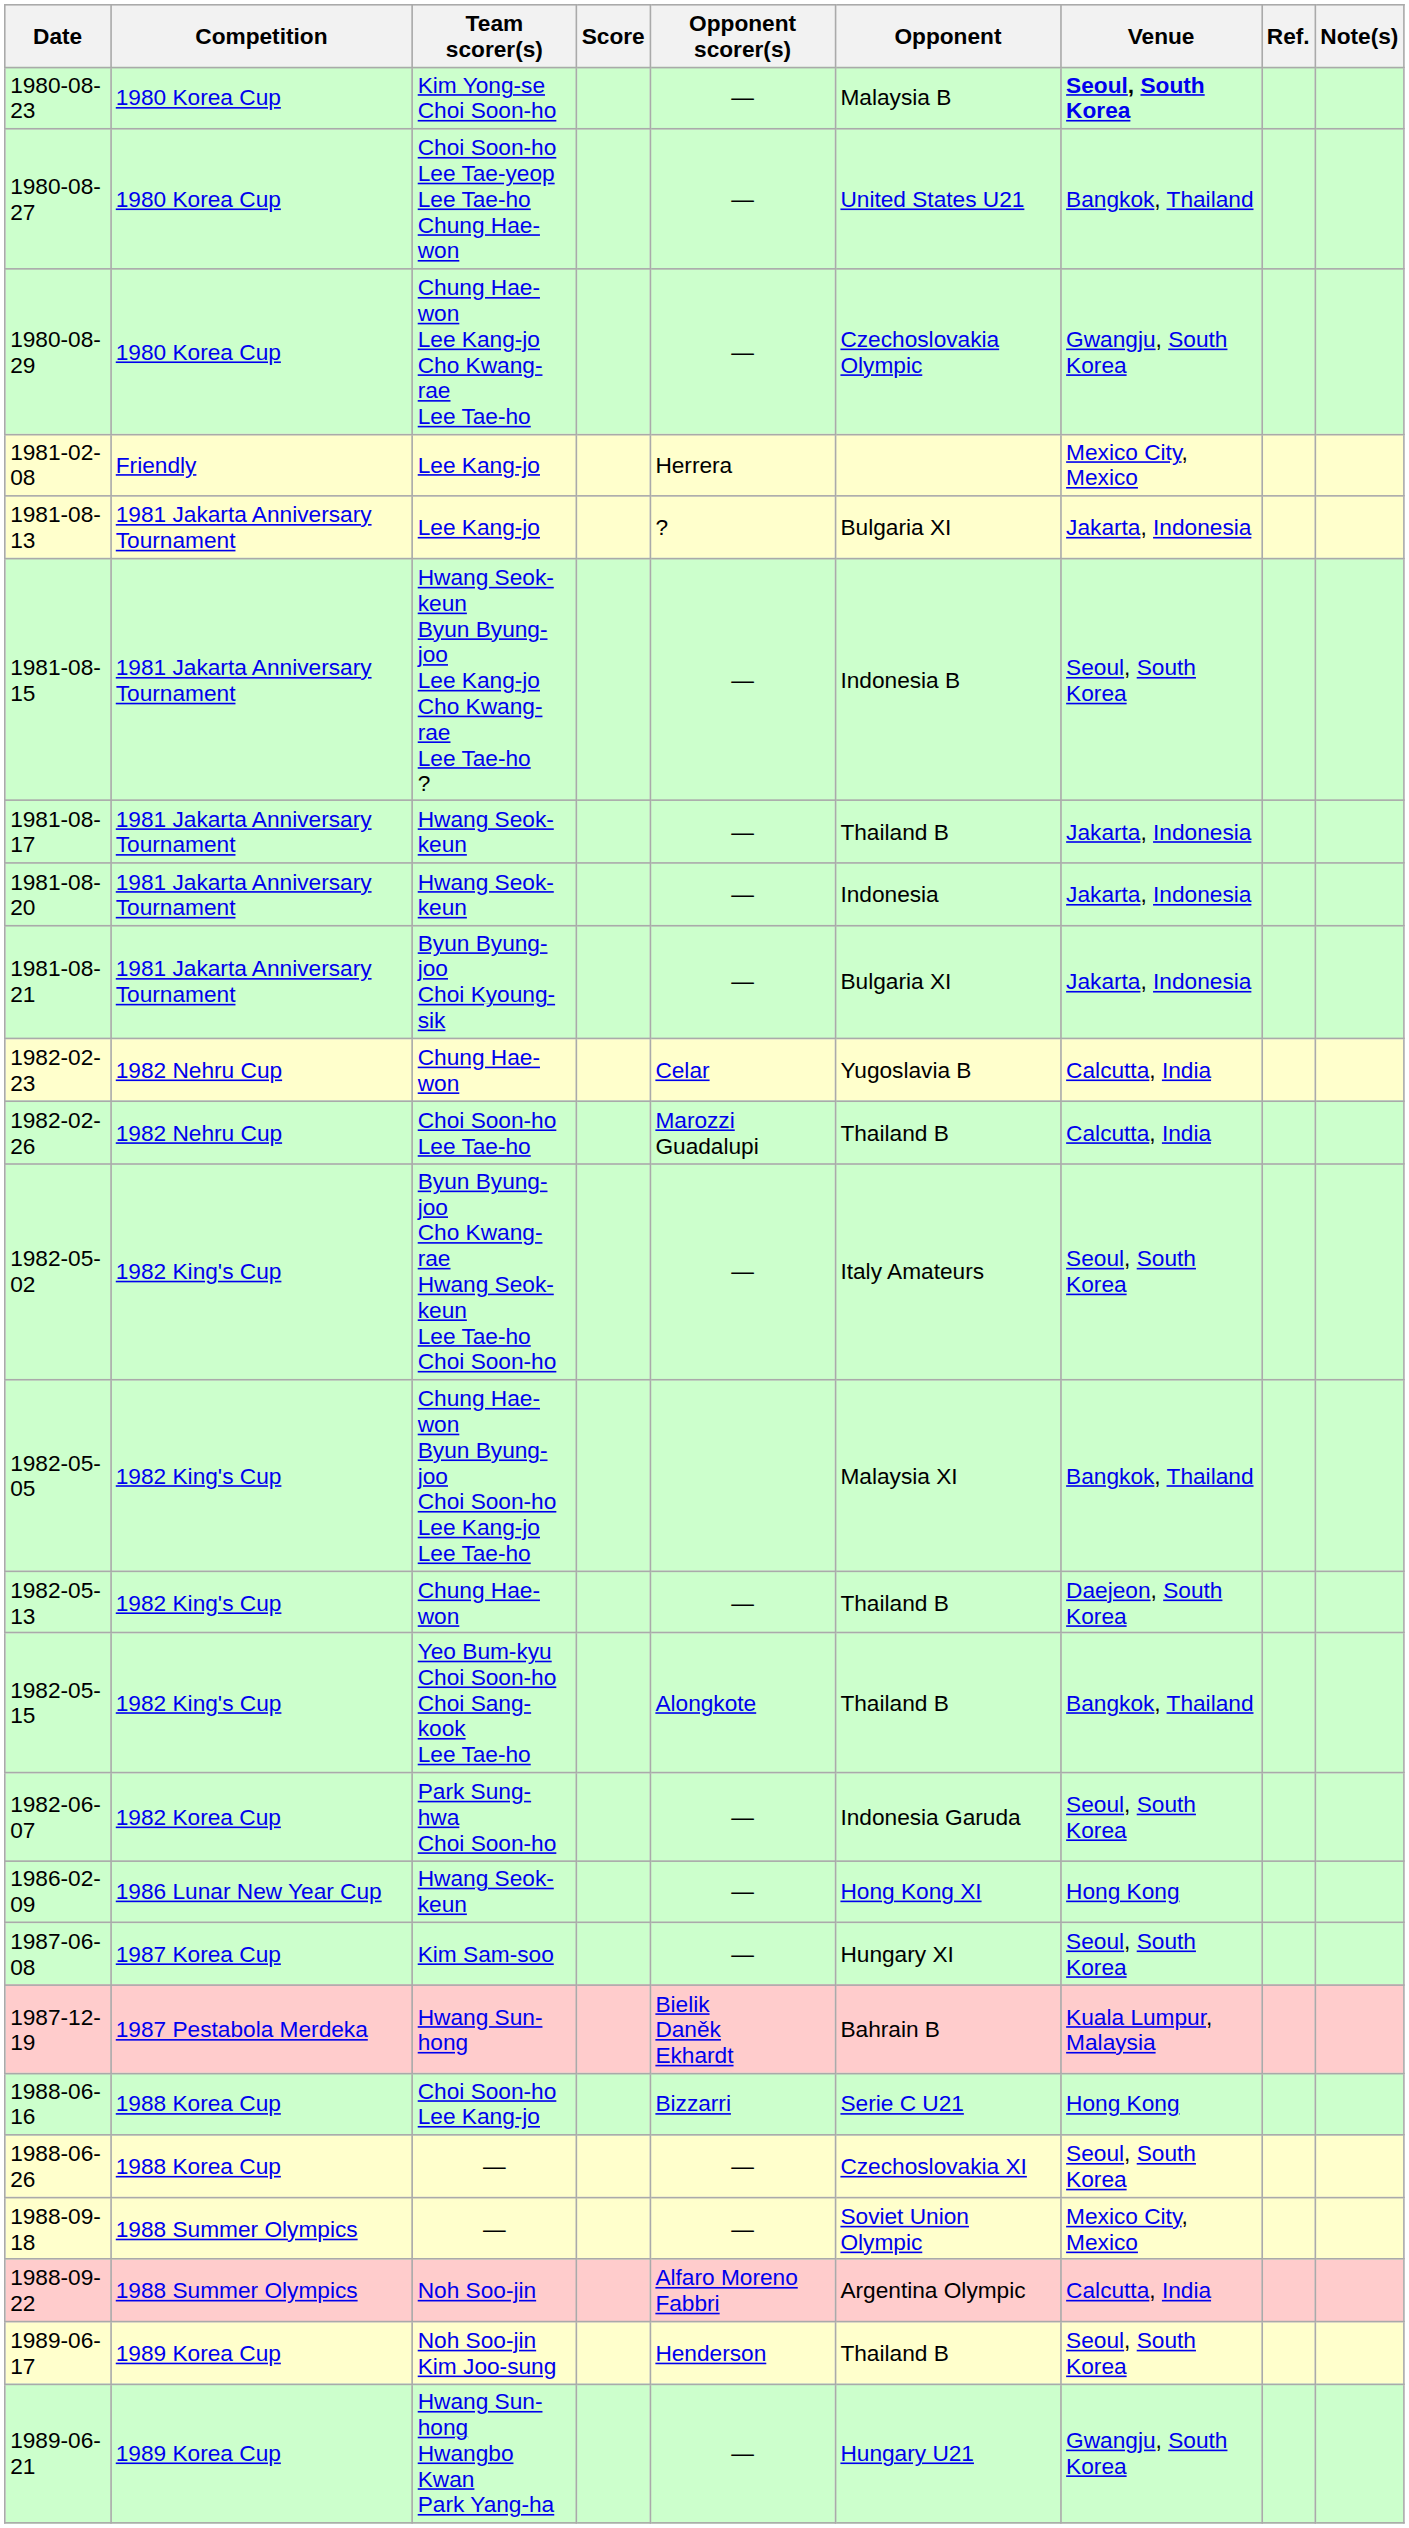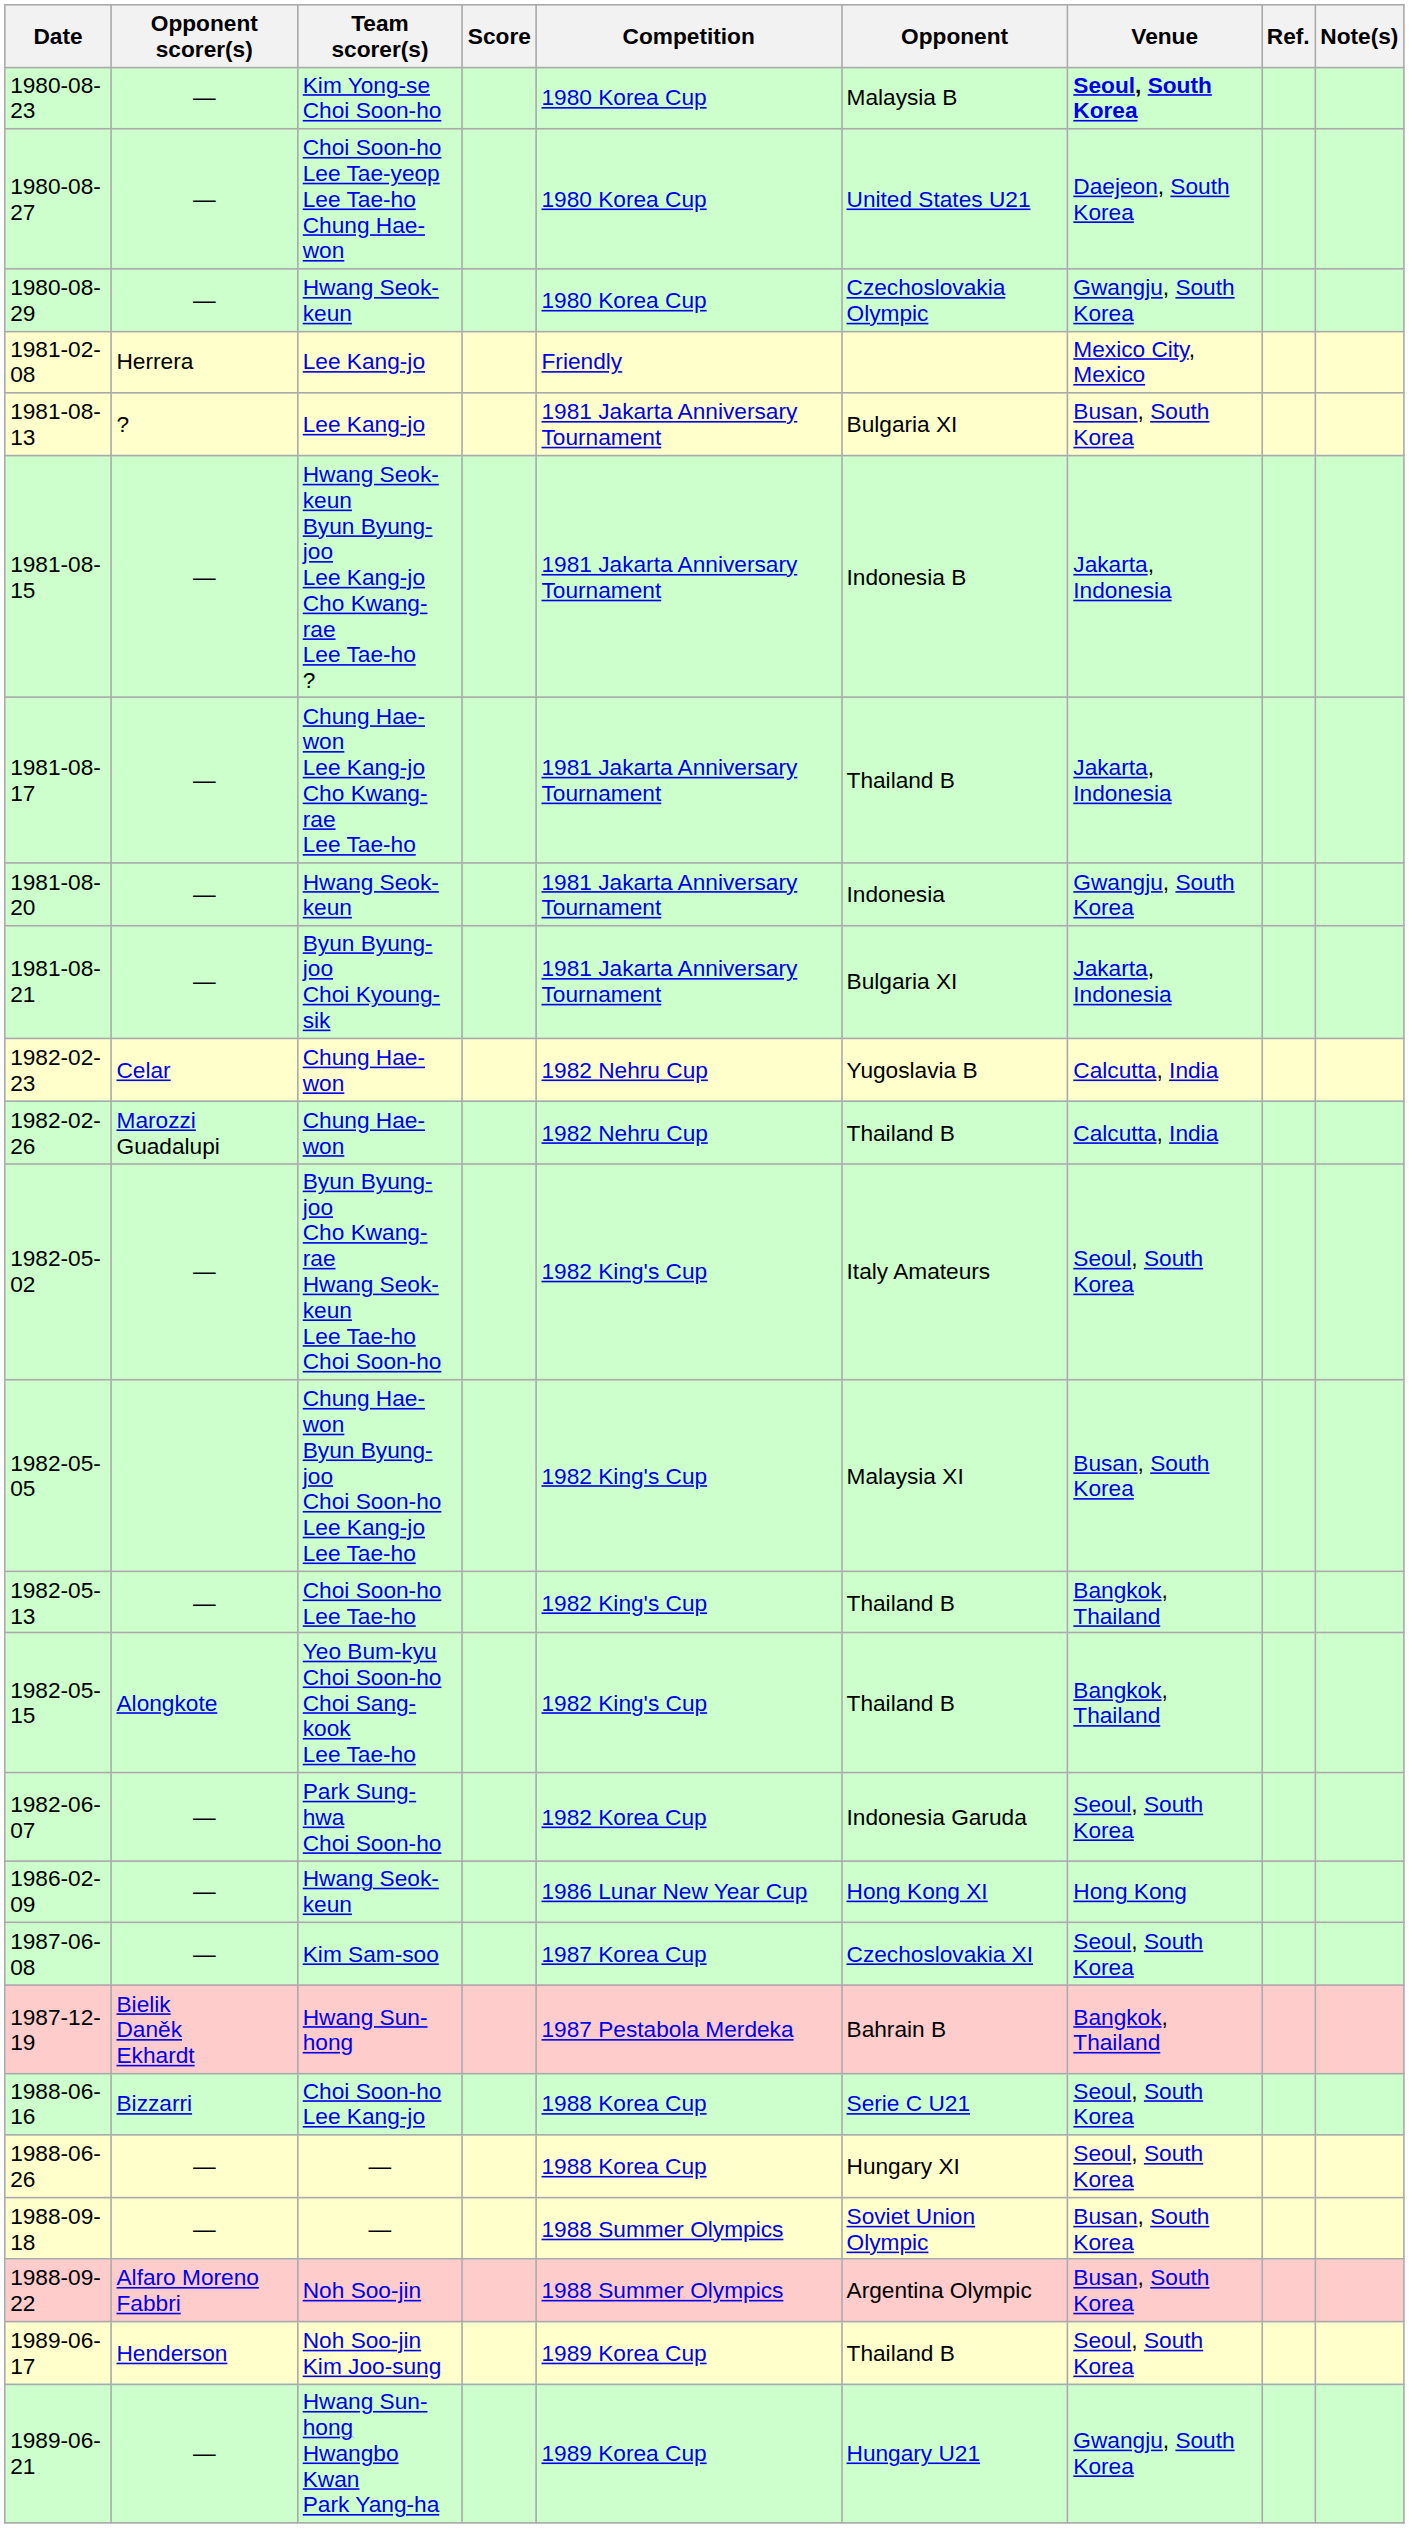columns swapped: (261, 36) <-> (743, 36)
(1160, 199) Bangkok, Thailand -> (1151, 199) Daejeon, South Korea
(480, 351) Chung Hae-won Lee Kang-jo Cho Kwang-rae Lee Tae-ho -> (371, 300) Hwang Seok-keun
(1159, 527) Jakarta, Indonesia -> (1141, 424) Busan, South Korea
(1131, 680) Seoul, South Korea -> (1122, 577) Jakarta, Indonesia
(486, 832) Hwang Seok-keun -> (365, 780) Chung Hae-won Lee Kang-jo Cho Kwang-rae Lee Tae-ho
(1159, 894) Jakarta, Indonesia -> (1154, 894) Gwangju, South Korea
(487, 1132) Choi Soon-ho Lee Tae-ho -> (364, 1132) Chung Hae-won
(1160, 1476) Bangkok, Thailand -> (1141, 1476) Busan, South Korea
(479, 1602) Chung Hae-won -> (372, 1602) Choi Soon-ho Lee Tae-ho
(1144, 1602) Daejeon, South Korea -> (1121, 1602) Bangkok, Thailand
(897, 1954) Hungary XI -> (940, 1954) Czechoslovakia XI
(1139, 2029) Kuala Lumpur, Malaysia -> (1121, 2029) Bangkok, Thailand
(1123, 2104) Hong Kong -> (1138, 2104) Seoul, South Korea
(934, 2166) Czechoslovakia XI -> (903, 2166) Hungary XI
(1127, 2228) Mexico City, Mexico -> (1141, 2228) Busan, South Korea
(1139, 2291) Calcutta, India -> (1141, 2291) Busan, South Korea
